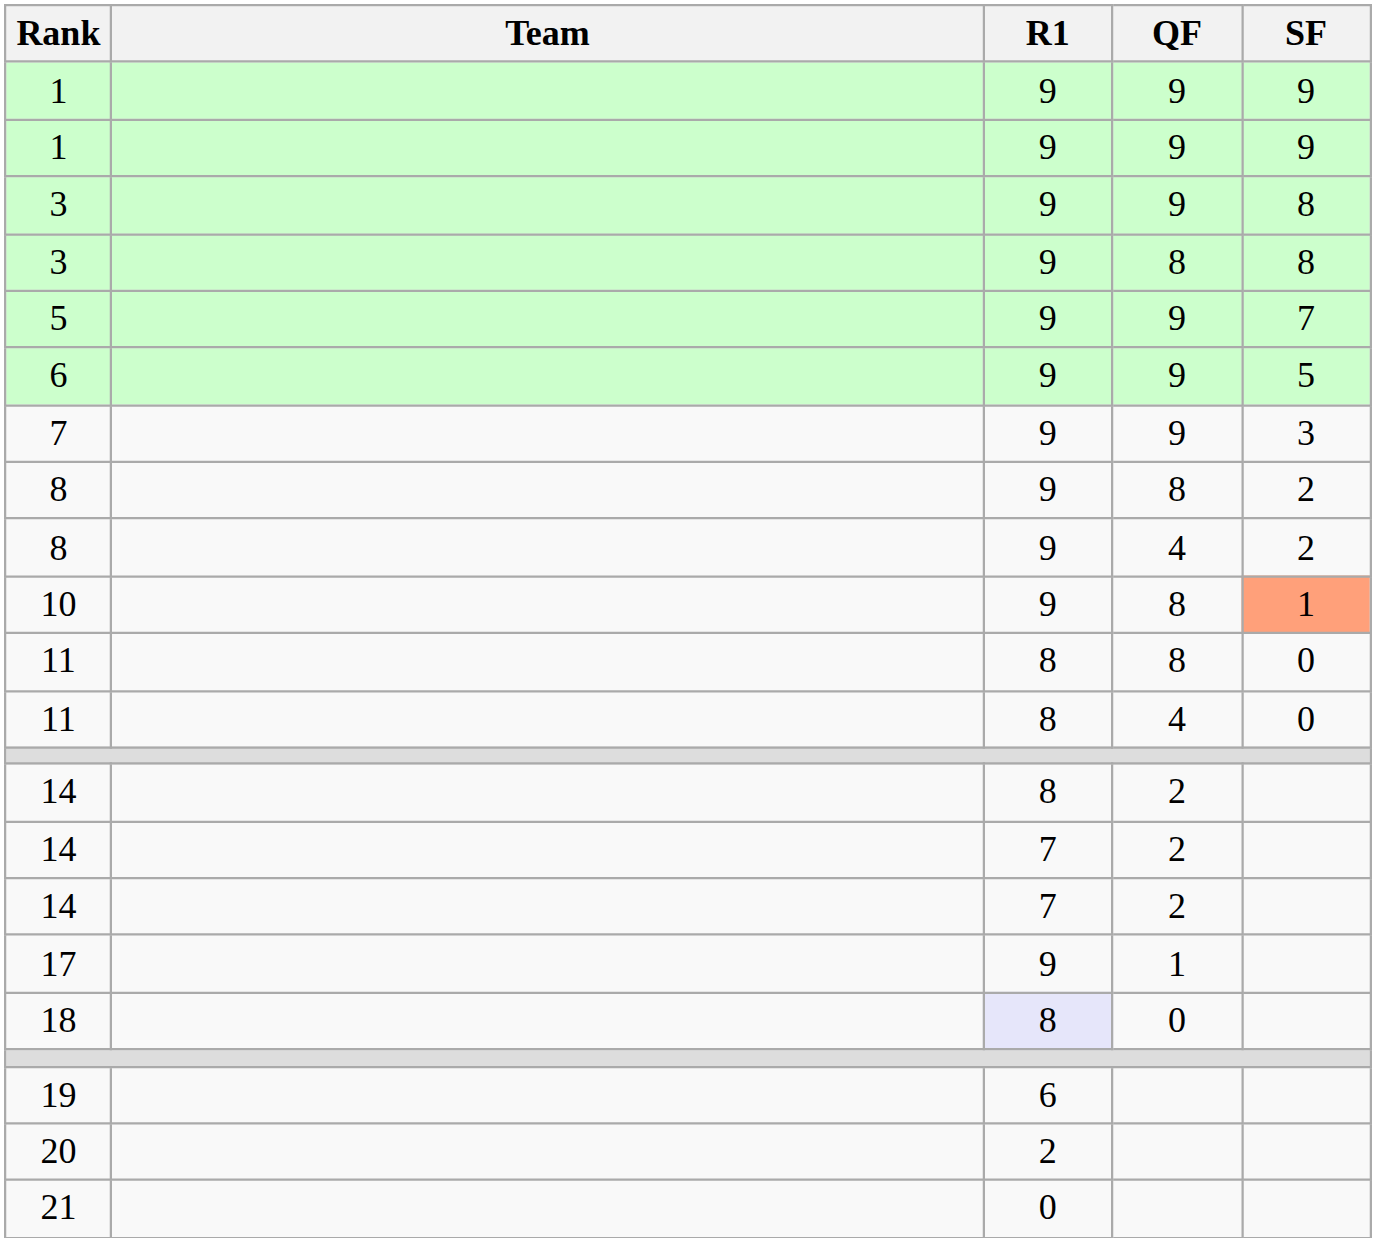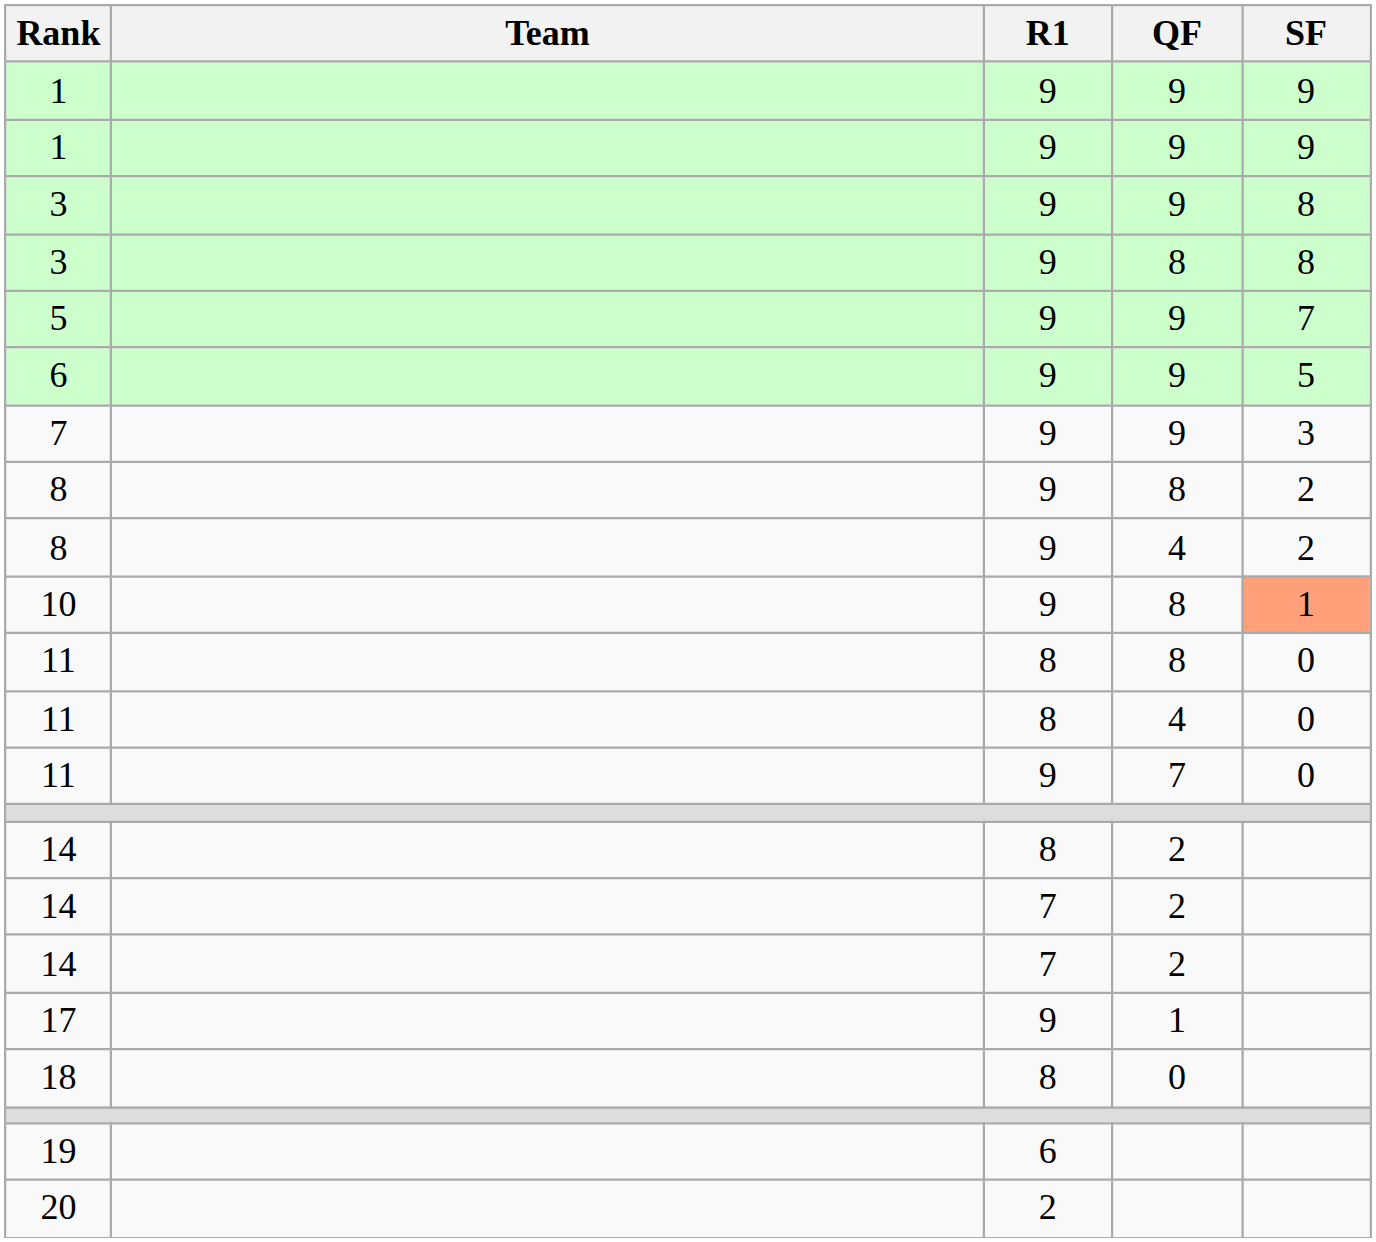+ row: (58, 775)
(1048, 1020) lavender background -> (1048, 1077) no background
- row: (58, 1208)
